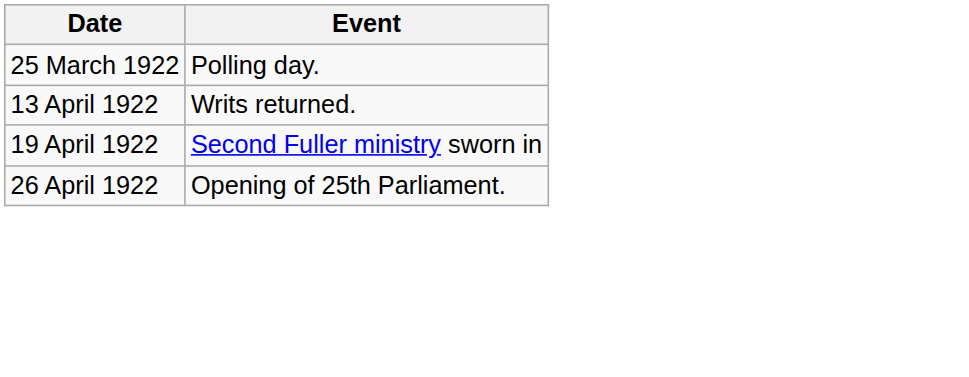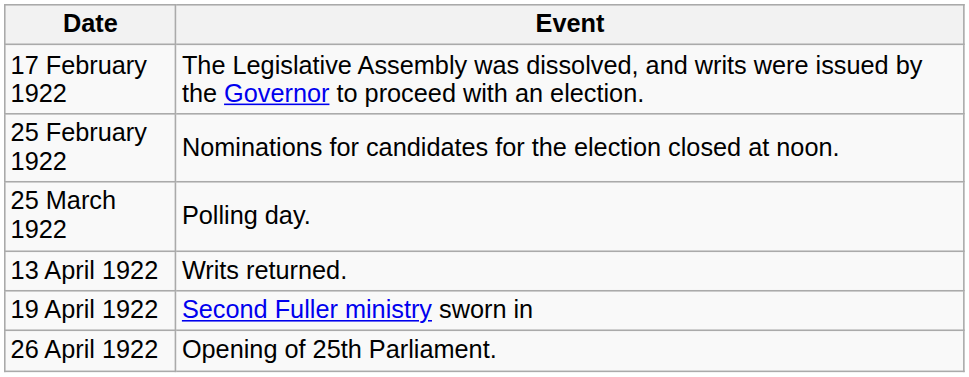+ row: (79, 78)
+ row: (79, 147)
